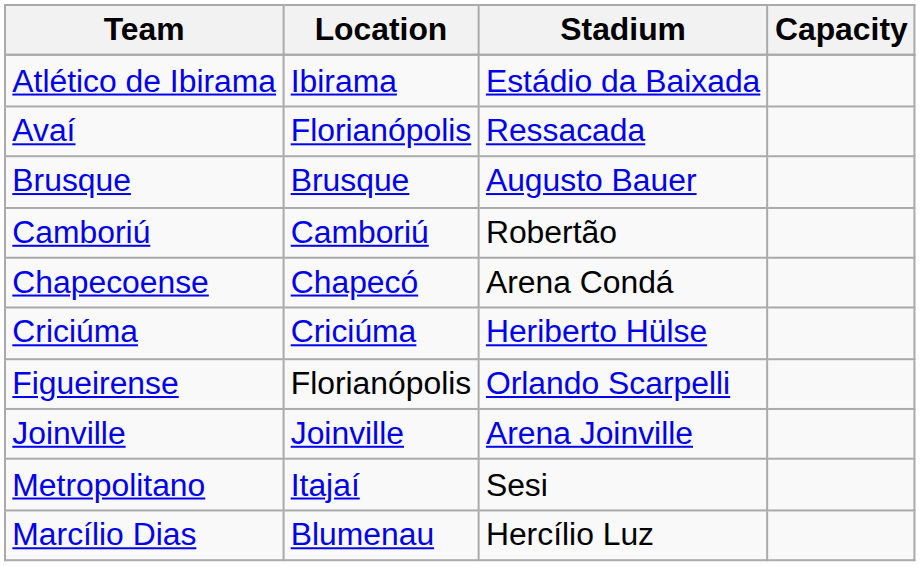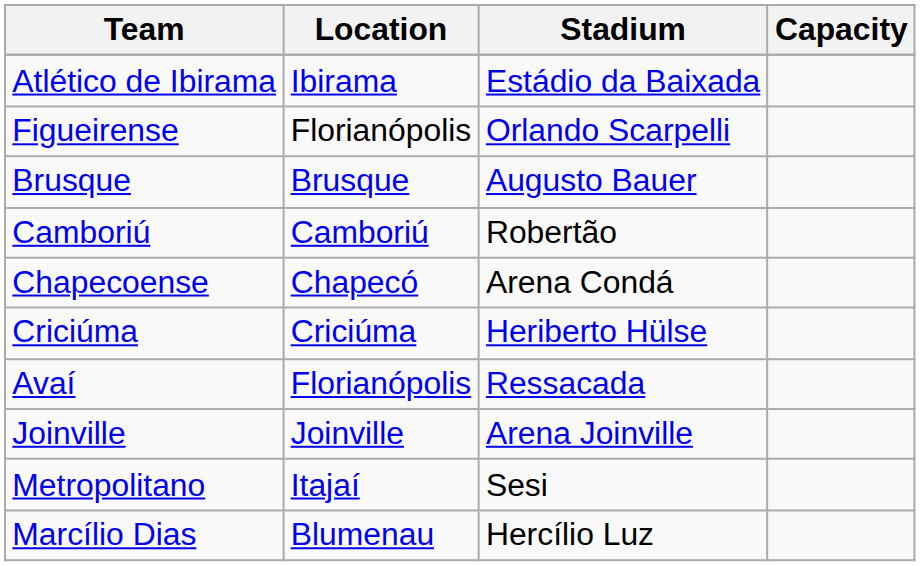rows swapped: (44, 130) <-> (96, 383)
